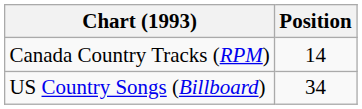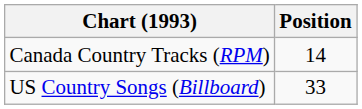(315, 87) 34 -> (315, 87) 33
